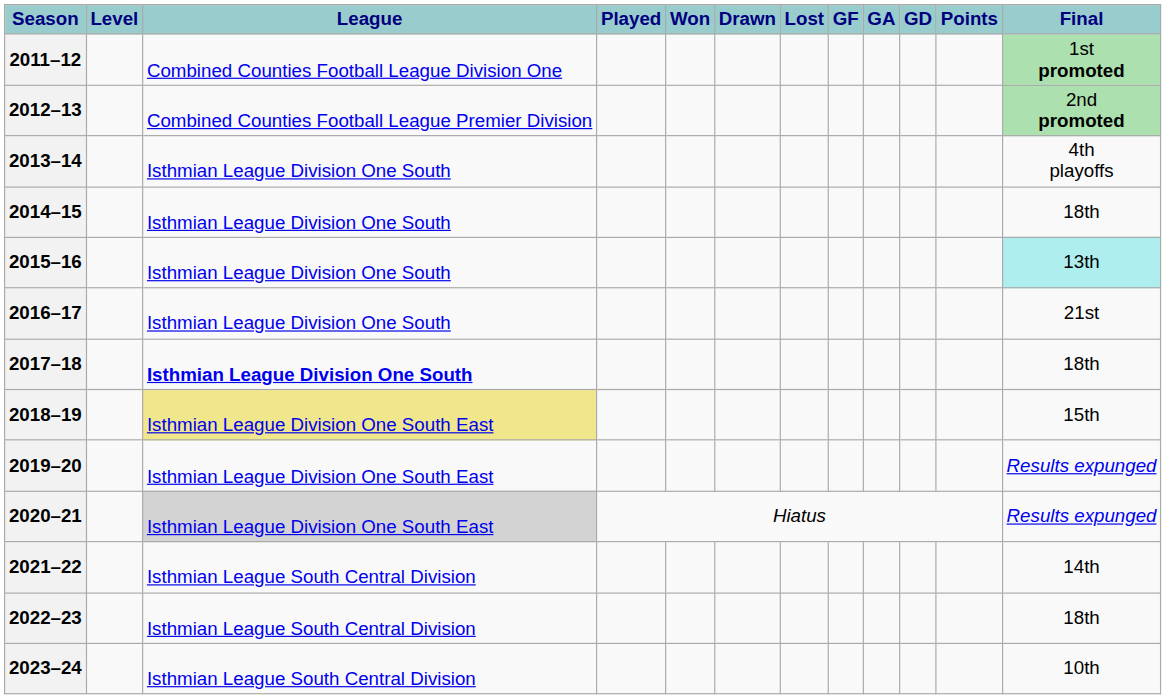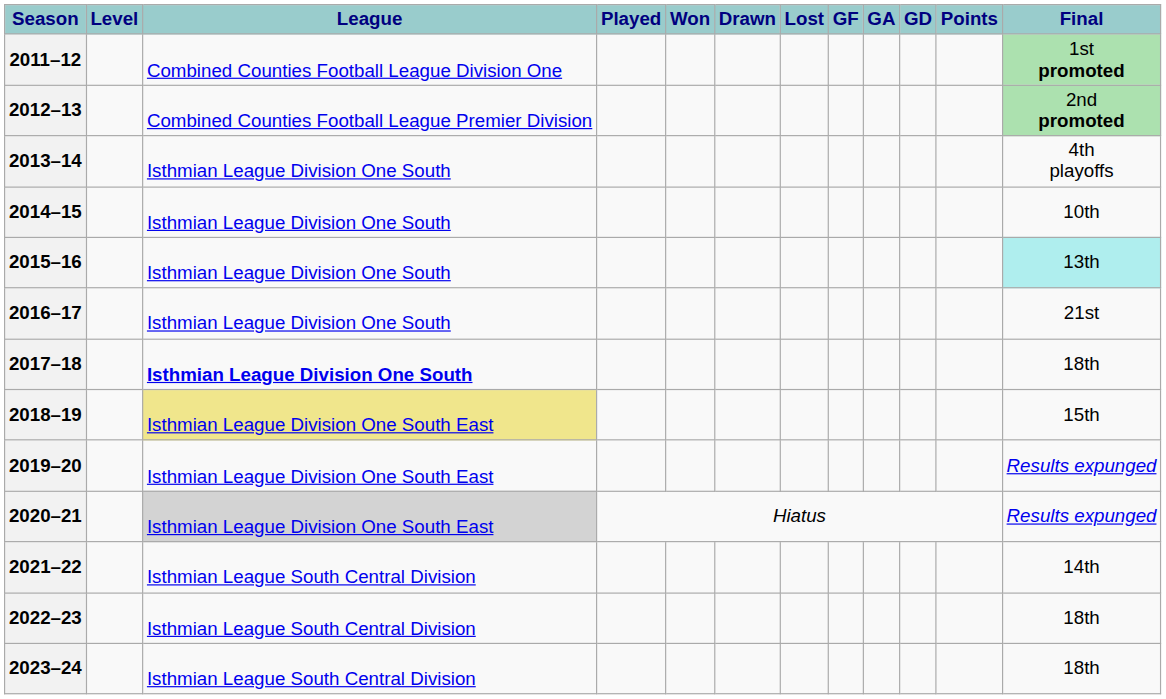(1082, 211) 18th -> (1082, 211) 10th
(1082, 668) 10th -> (1082, 668) 18th
